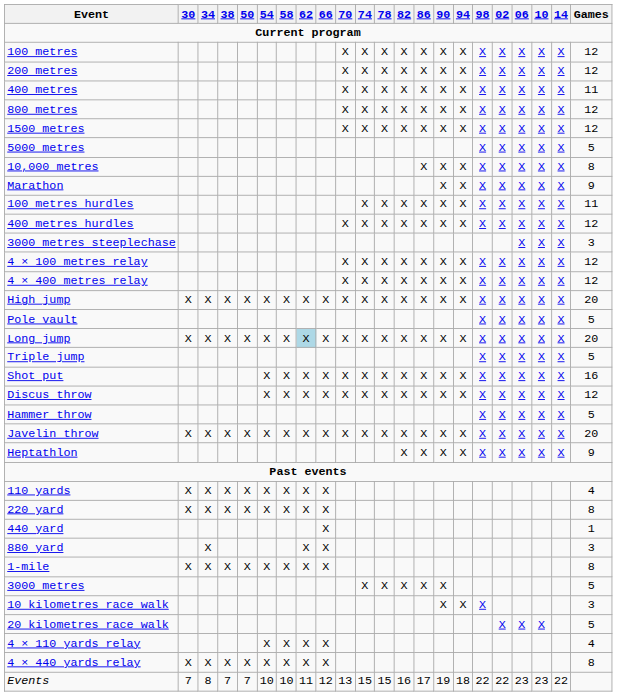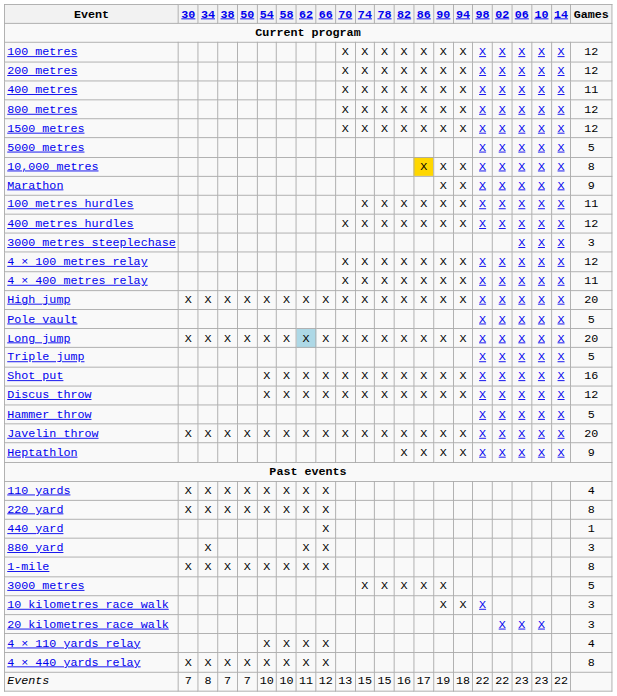(424, 167) no background -> (424, 167) gold background
(591, 281) 12 -> (591, 281) 11
(591, 624) 5 -> (591, 624) 3
